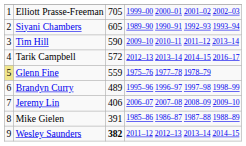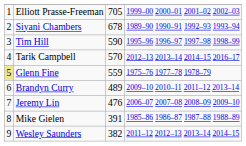(115, 27) 605 -> (115, 27) 678
(183, 42) 2009–10 2010–11 2011–12 2013–14 -> (183, 42) 1995–96 1996–97 1997–98 1998–99
(115, 57) 572 -> (115, 57) 570
(183, 88) 1995–96 1996–97 1997–98 1998–99 -> (183, 88) 2009–10 2010–11 2011–12 2013–14
(115, 103) 406 -> (115, 103) 476
(115, 133) bold -> (115, 133) normal
